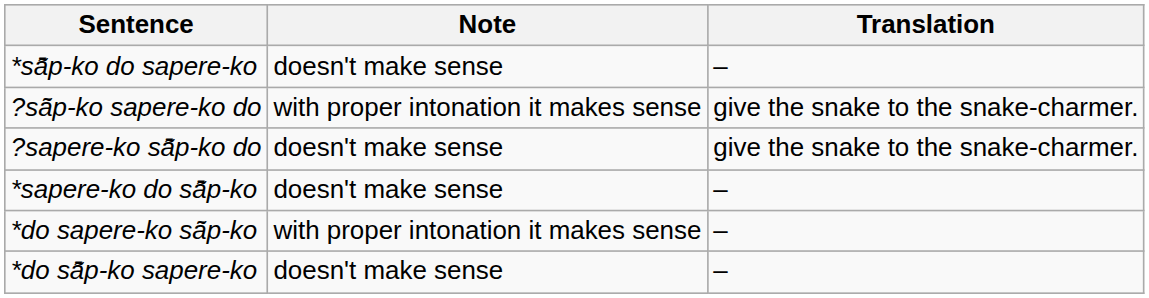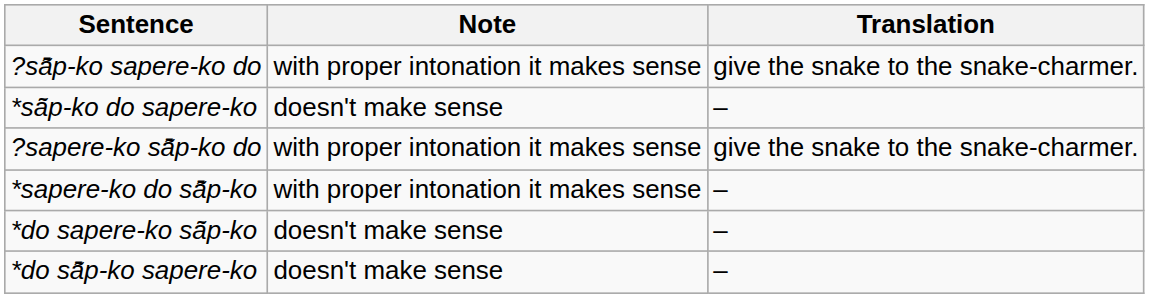rows swapped: (136, 107) <-> (134, 66)
(388, 148) doesn't make sense -> (487, 148) with proper intonation it makes sense
(388, 189) doesn't make sense -> (487, 189) with proper intonation it makes sense
(487, 230) with proper intonation it makes sense -> (388, 230) doesn't make sense
